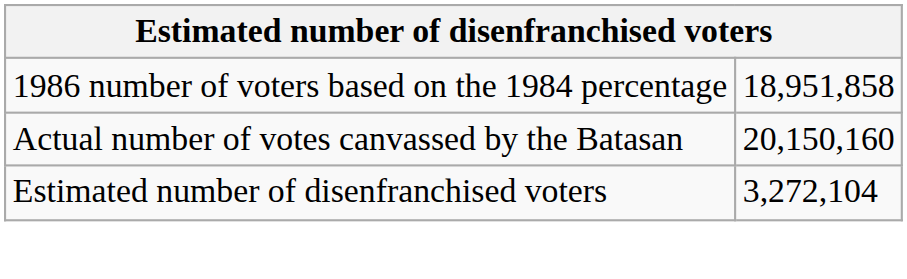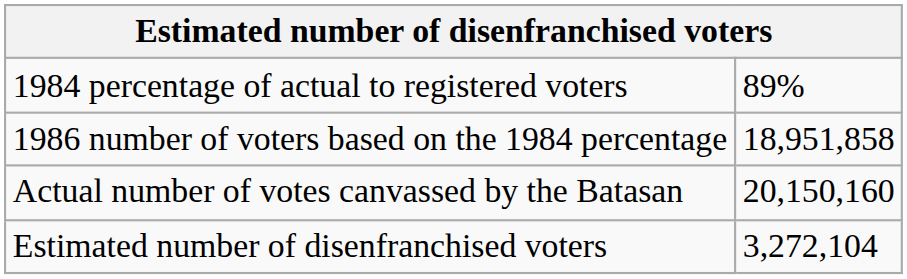+ row: (320, 84)
